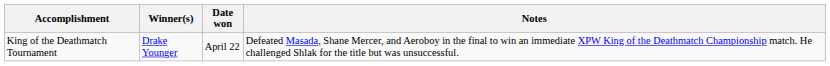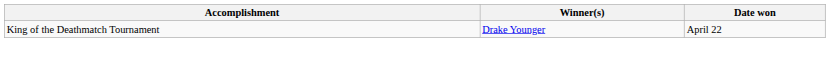- column: (534, 18)
